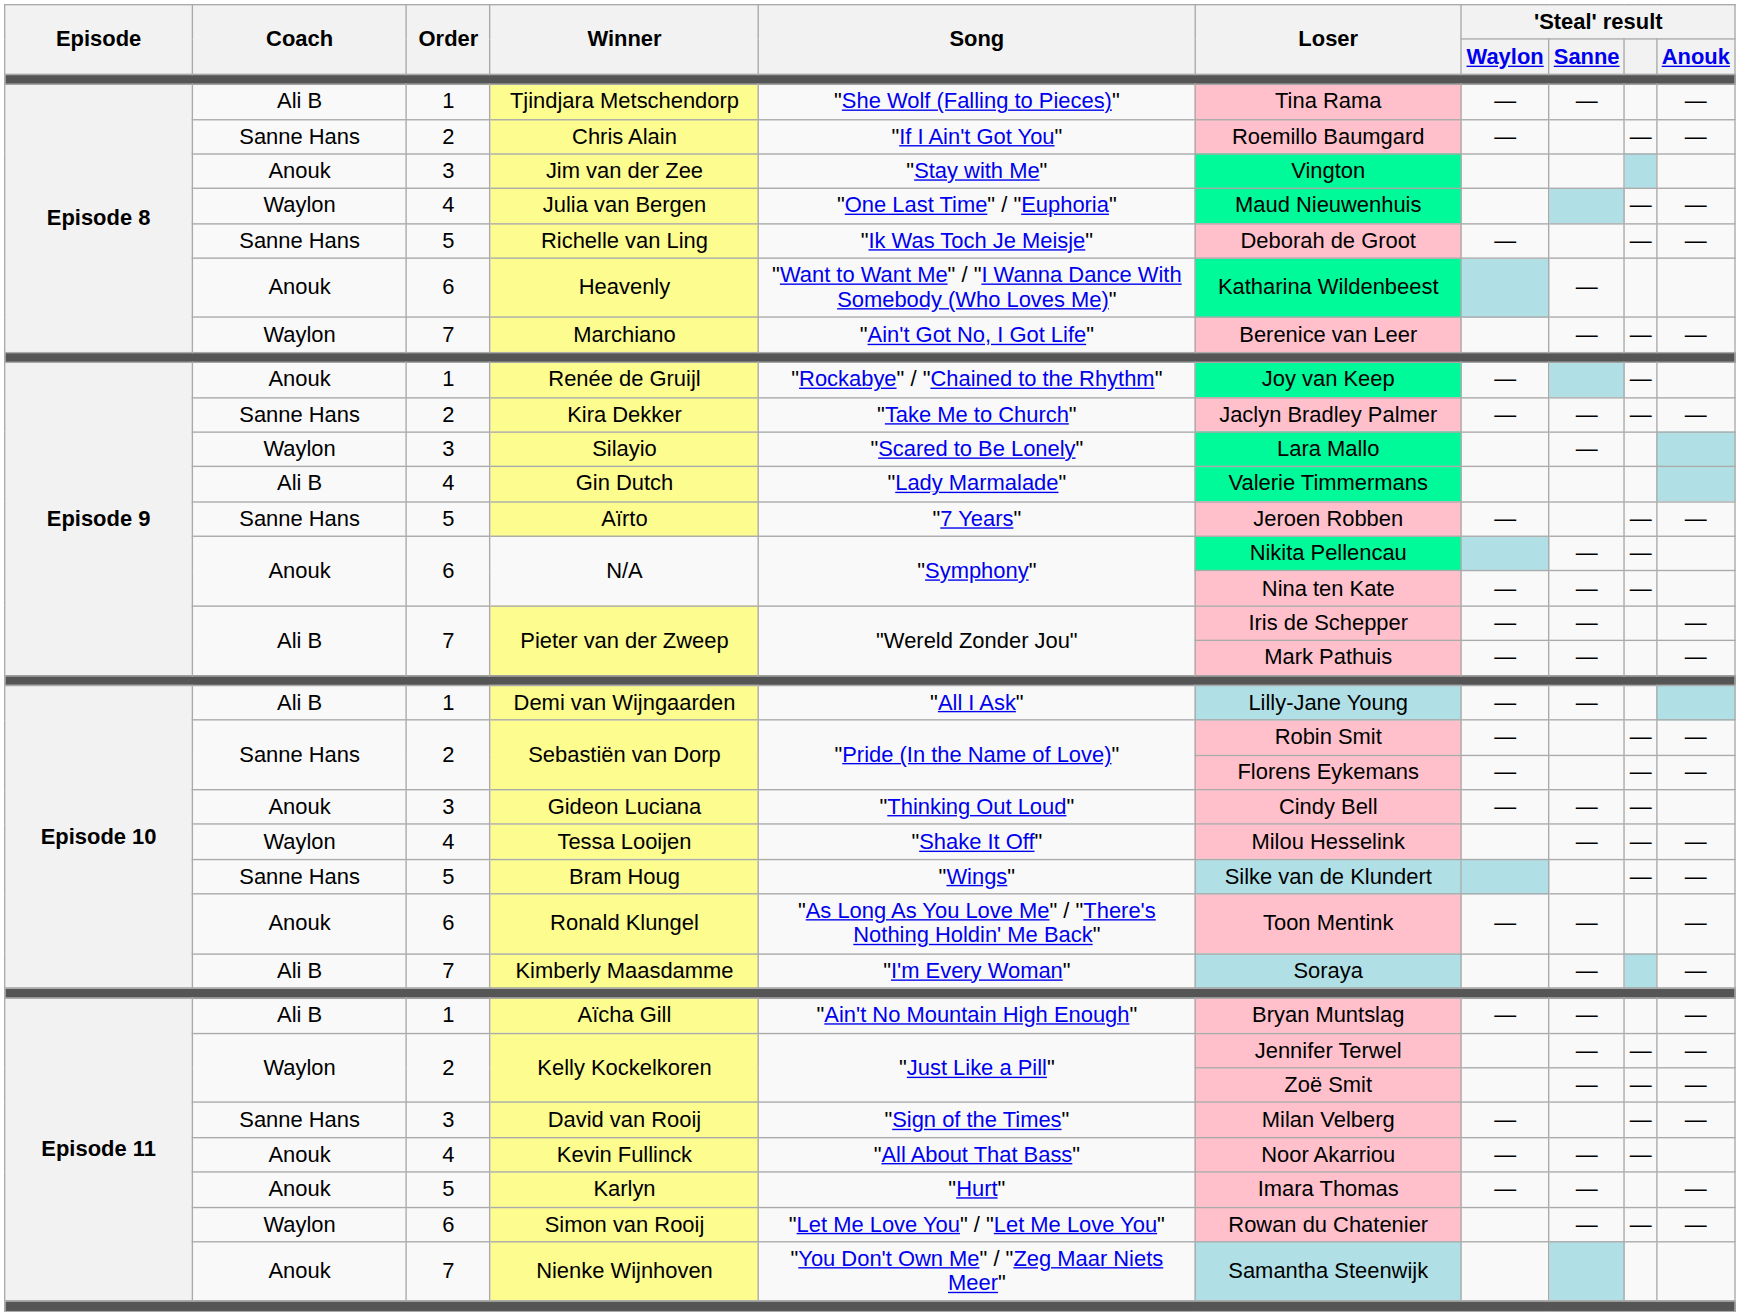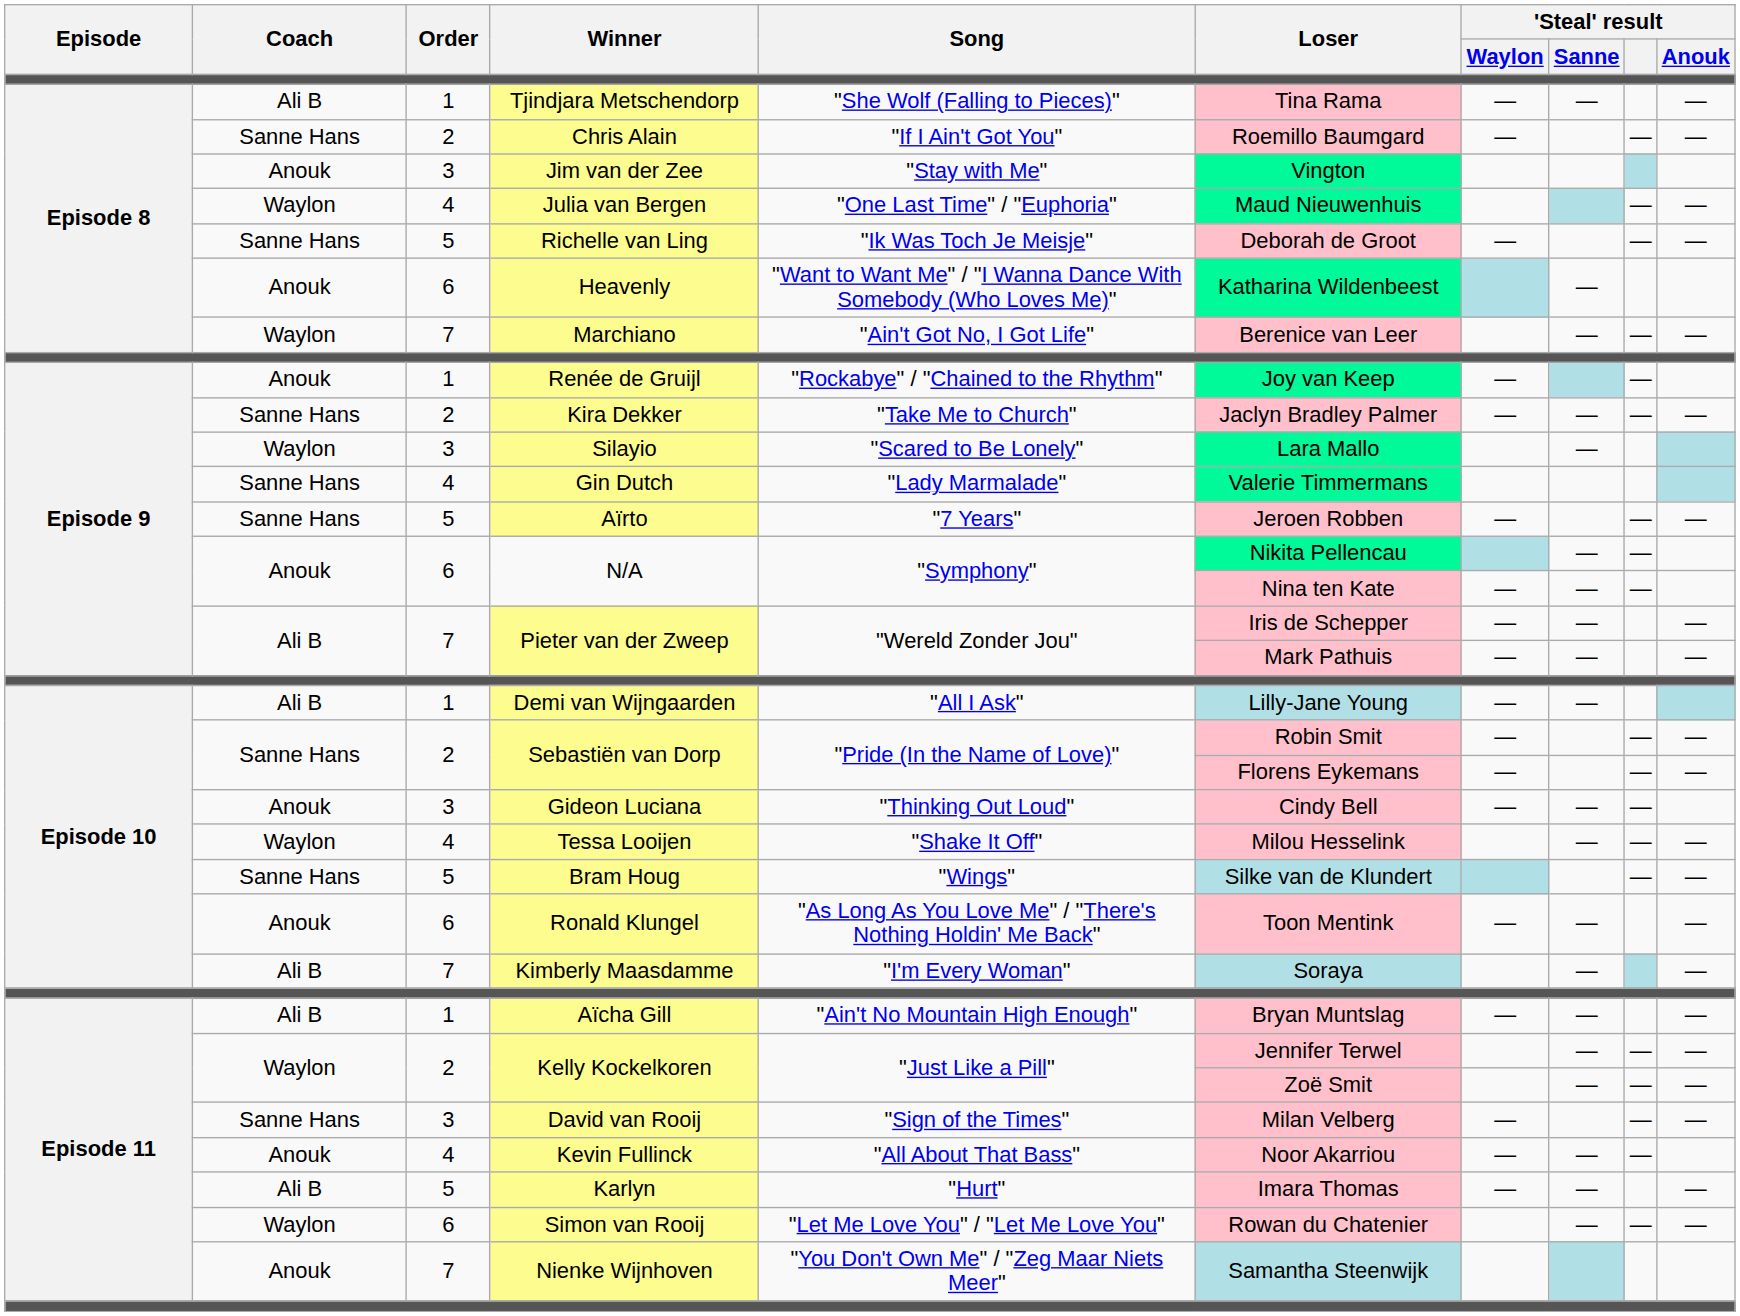(300, 483) Ali B -> (300, 483) Sanne Hans
(300, 1189) Anouk -> (300, 1189) Ali B
